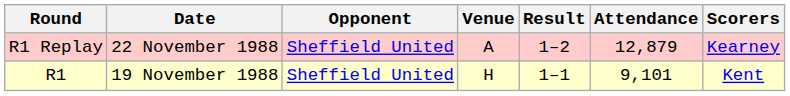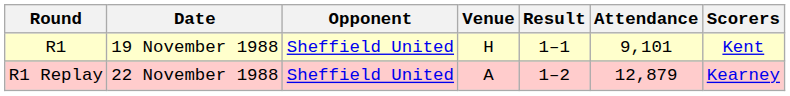rows swapped: (56, 76) <-> (56, 47)
